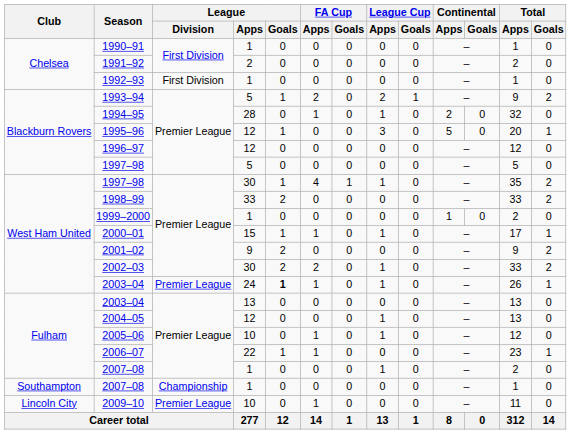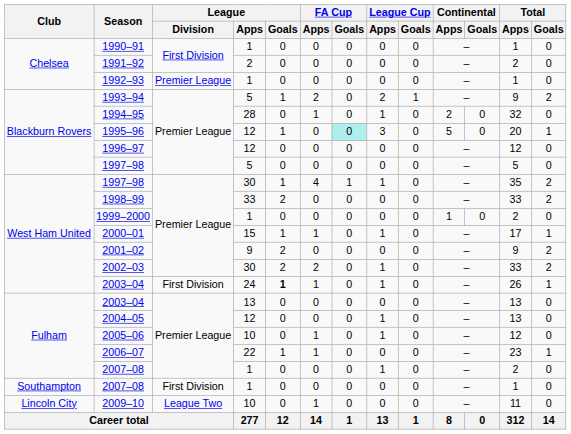(193, 81) First Division -> (193, 81) Premier League
(349, 132) no background -> (349, 132) paleturquoise background
(193, 285) Premier League -> (193, 285) First Division
(193, 387) Championship -> (193, 387) First Division
(193, 404) Premier League -> (193, 404) League Two
